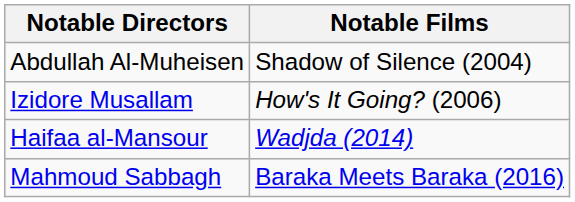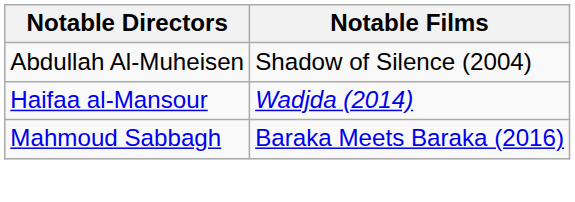- row: (102, 100)
